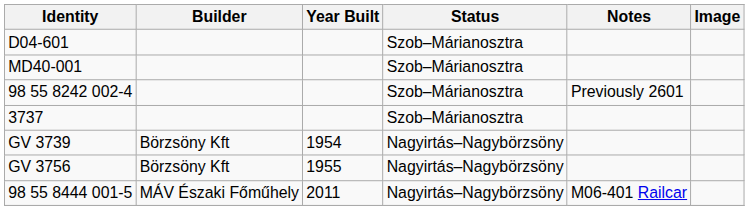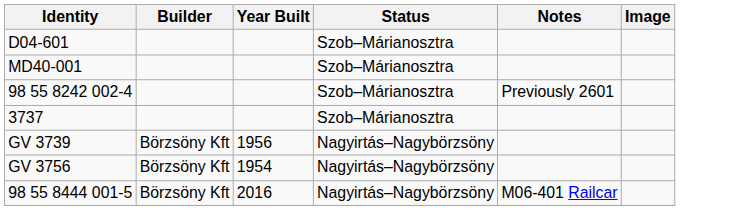(324, 142) 1954 -> (254, 142) 1956
(324, 167) 1955 -> (254, 167) 1954
(219, 192) MÁV Északi Főműhely -> (185, 192) Börzsöny Kft
(323, 192) 2011 -> (254, 192) 2016
